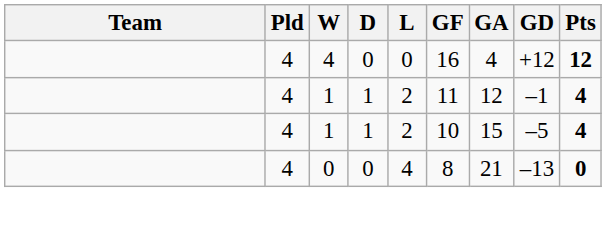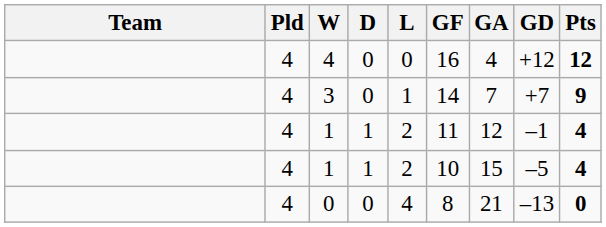+ row: (329, 95)
